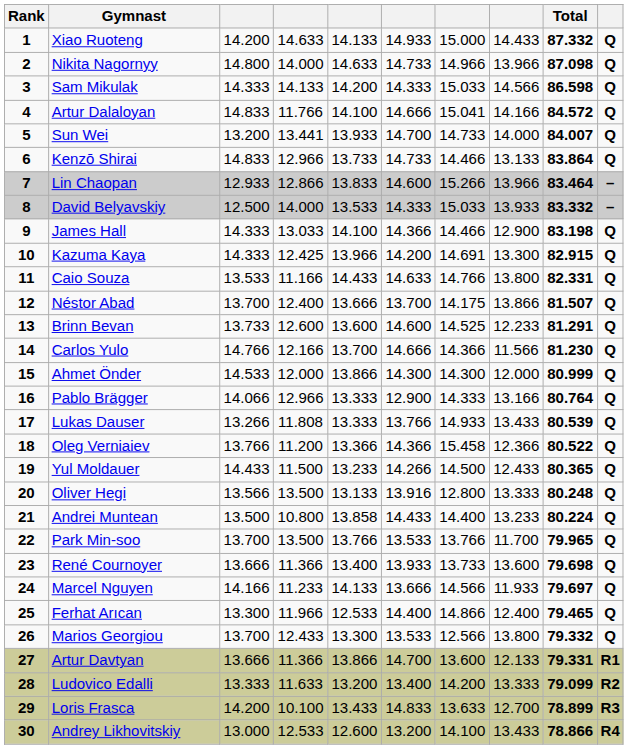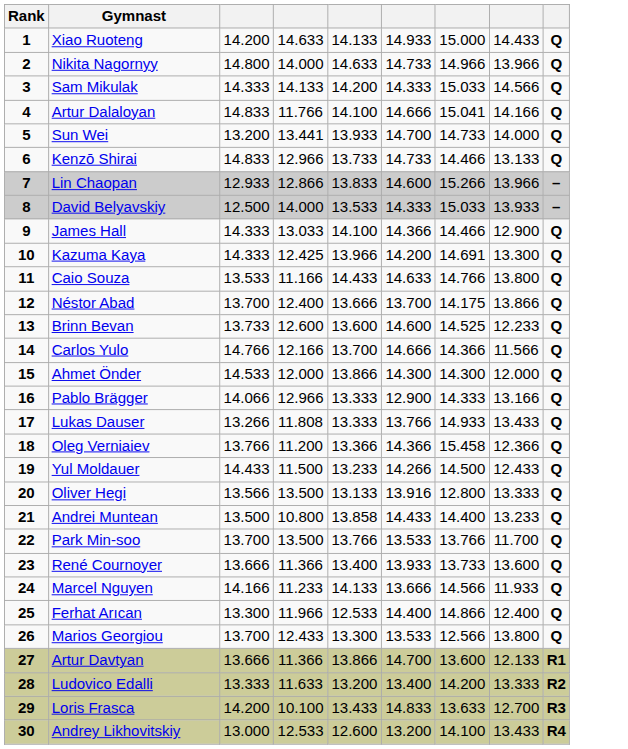- column: (570, 16)
